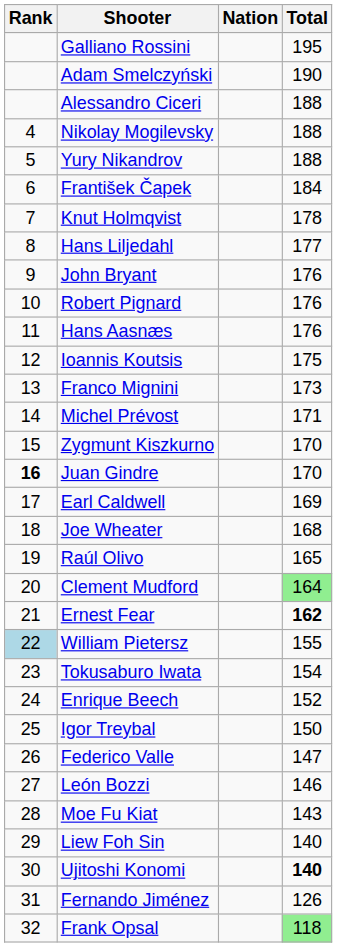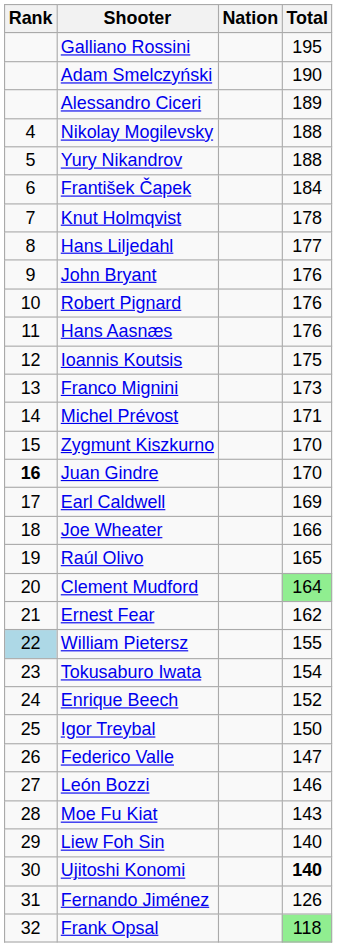(307, 103) 188 -> (307, 103) 189
(307, 530) 168 -> (307, 530) 166
(307, 615) bold -> (307, 615) normal
